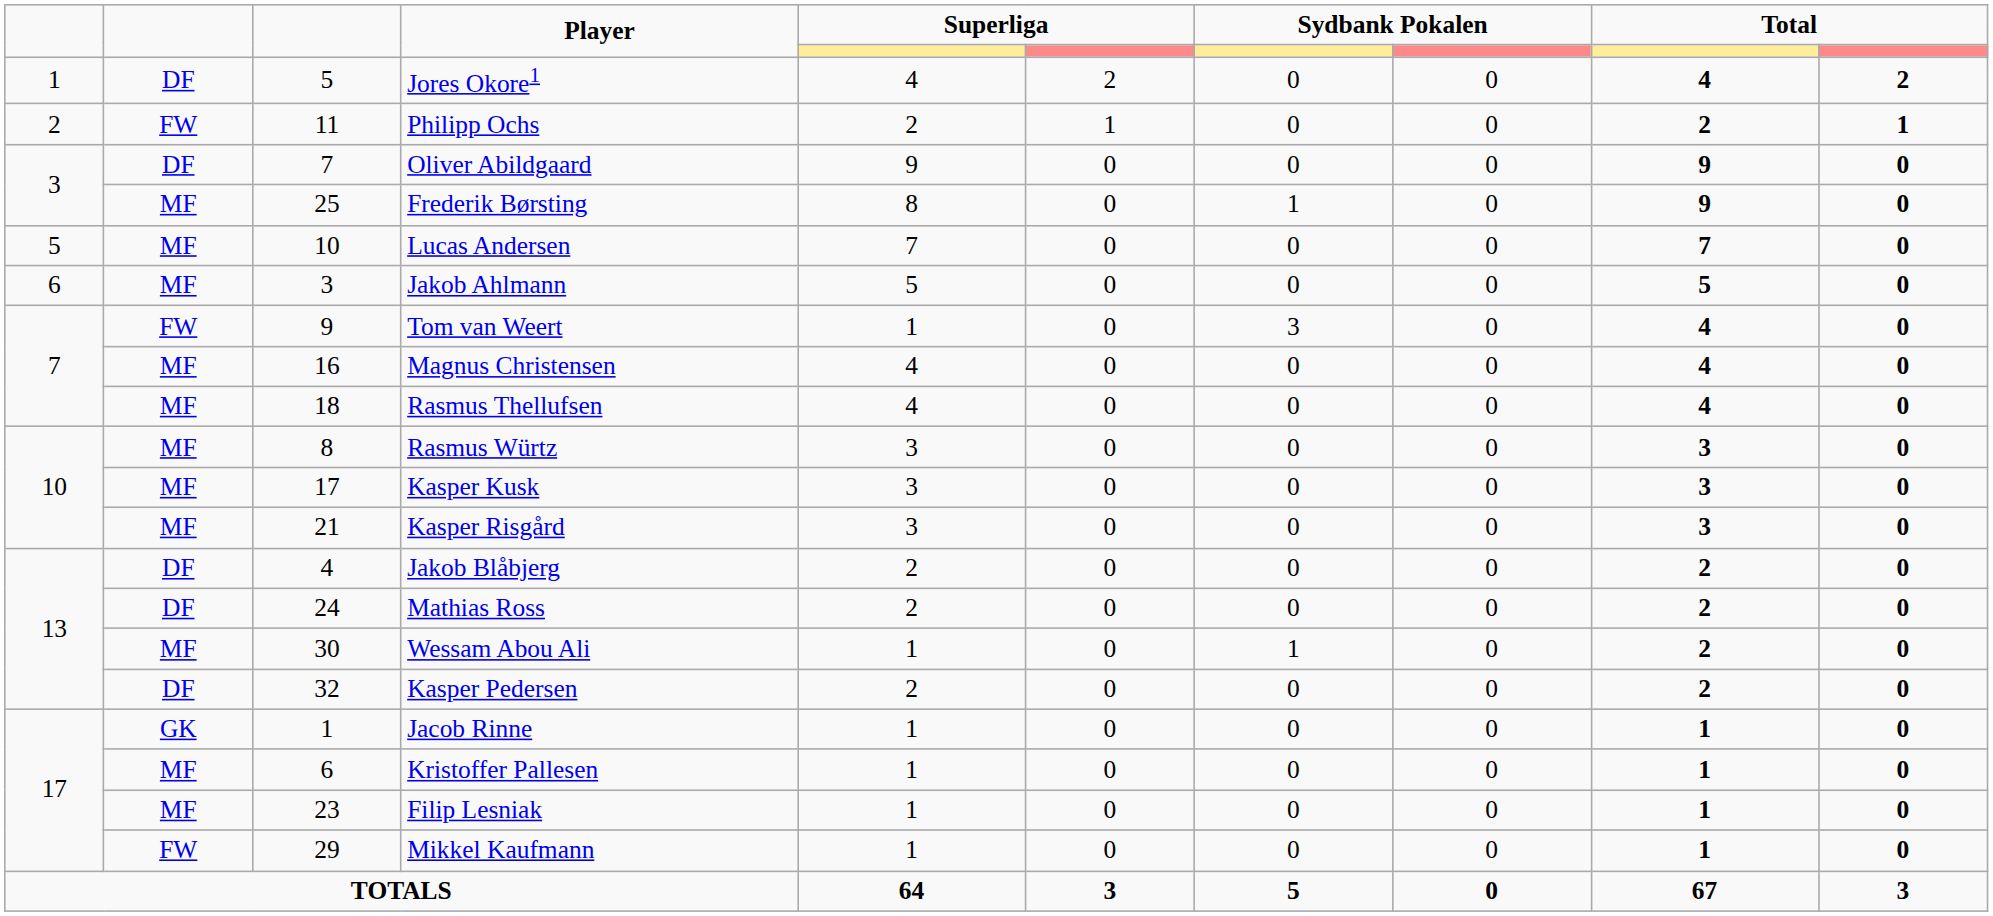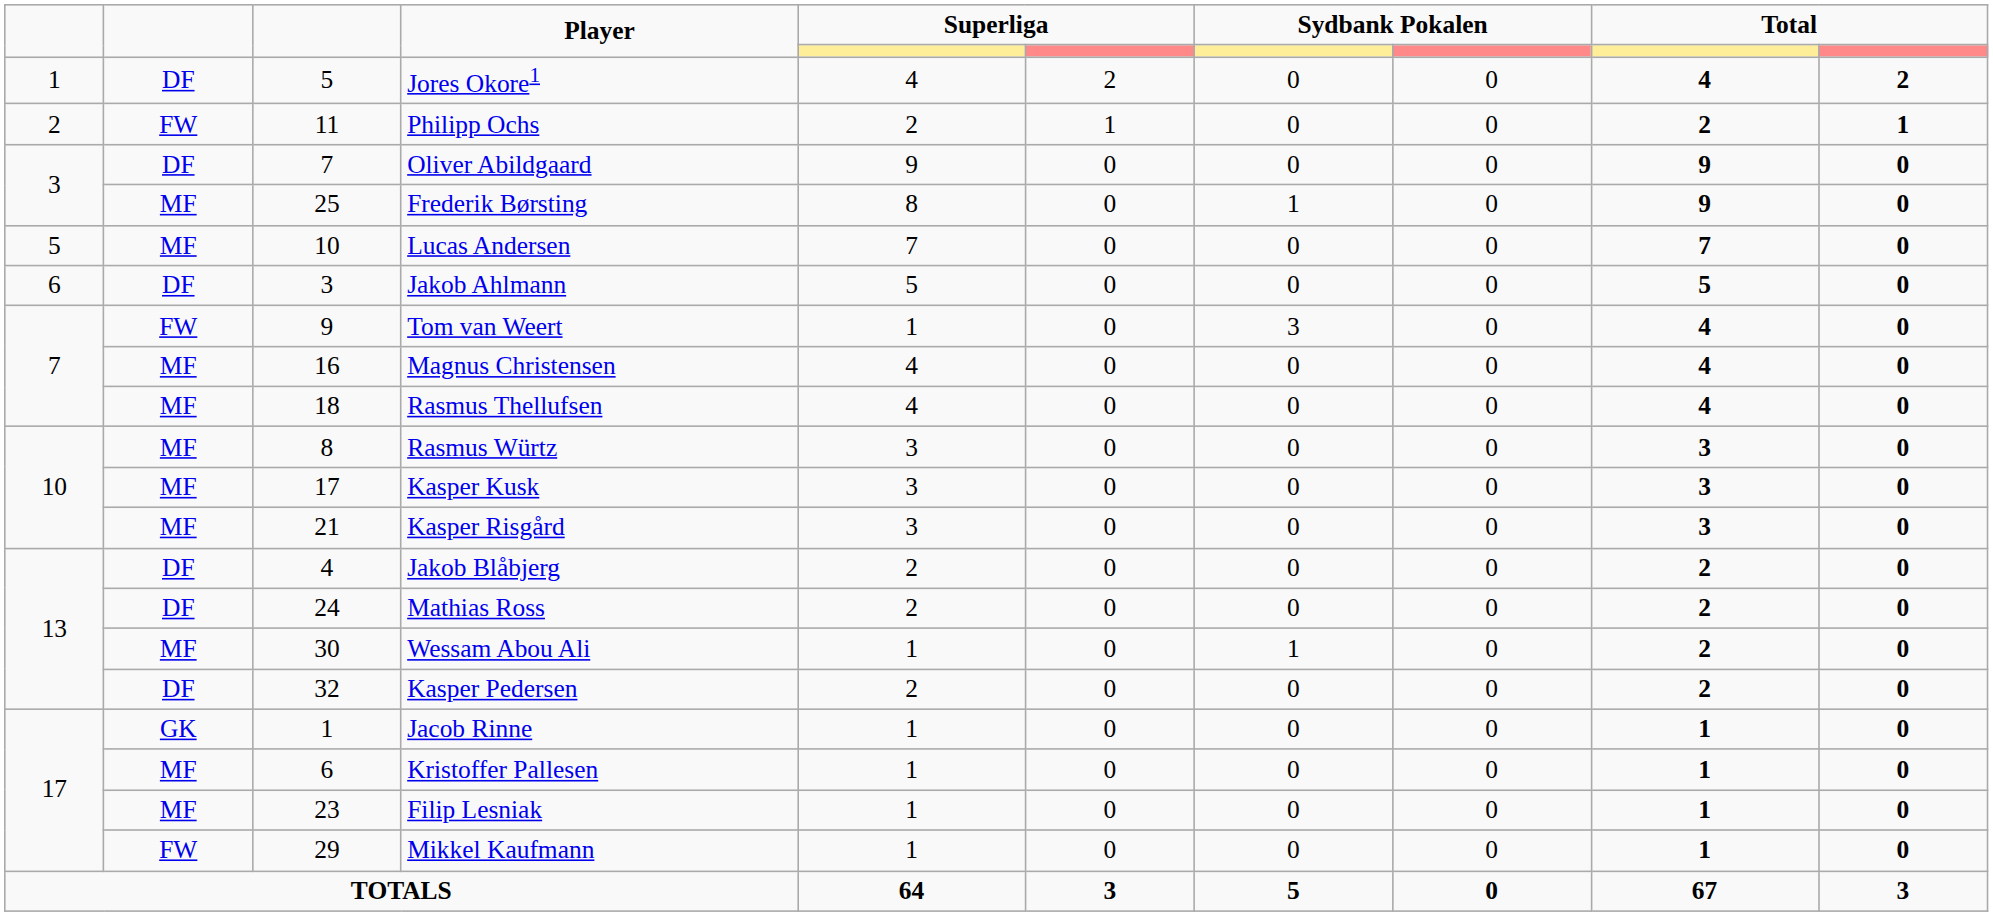(178, 285) MF -> (178, 285) DF
